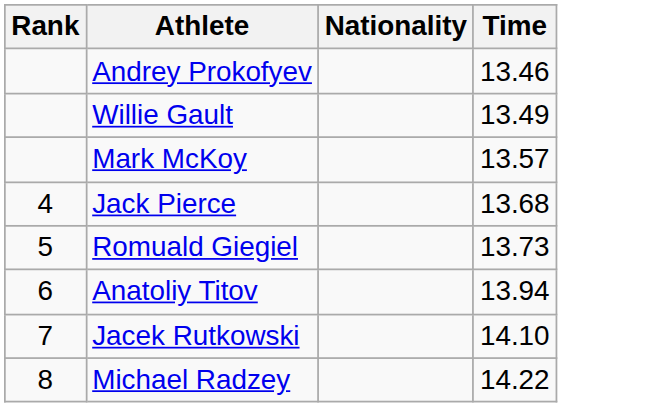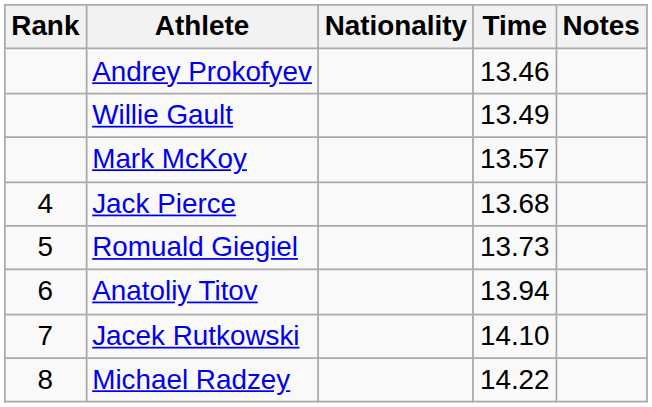+ column: (601, 26)
